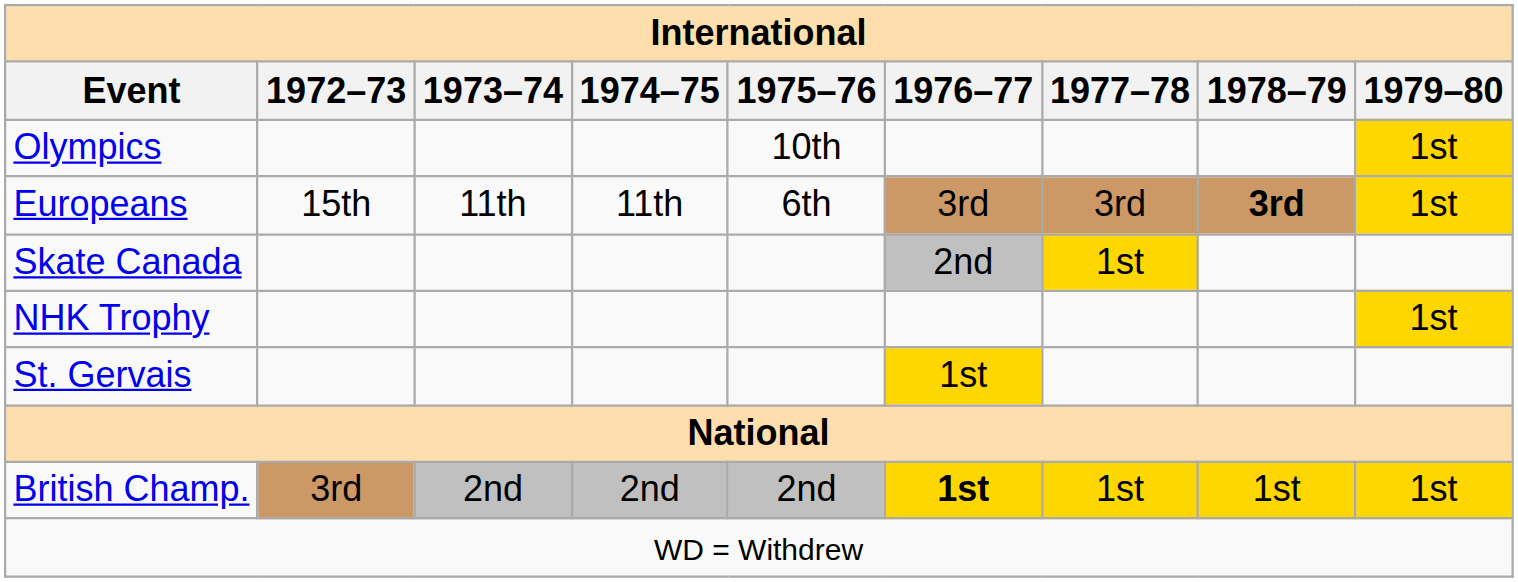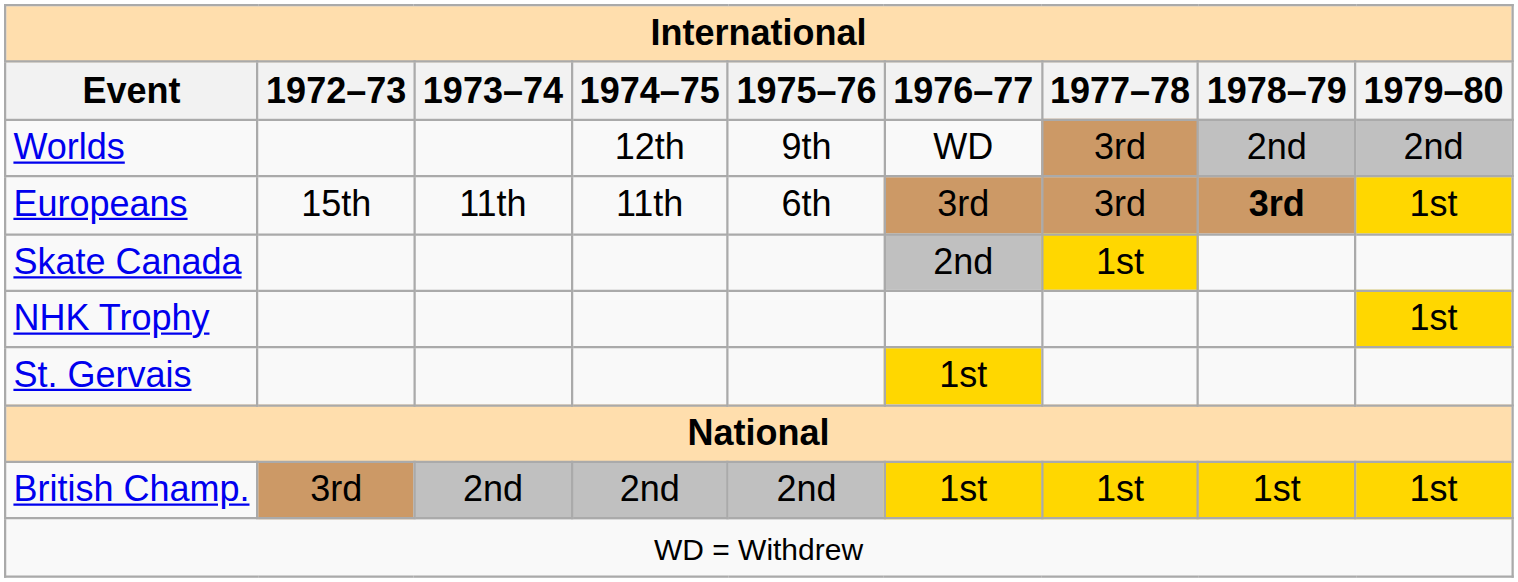- row: (87, 147)
+ row: (69, 147)
(963, 489) bold -> (963, 489) normal
